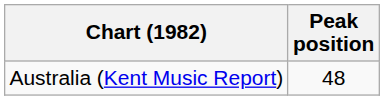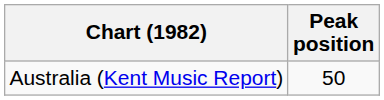(334, 77) 48 -> (334, 77) 50
